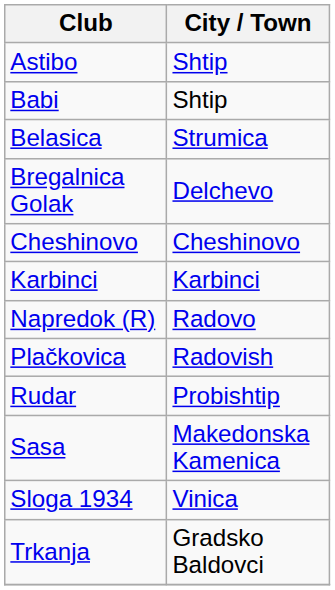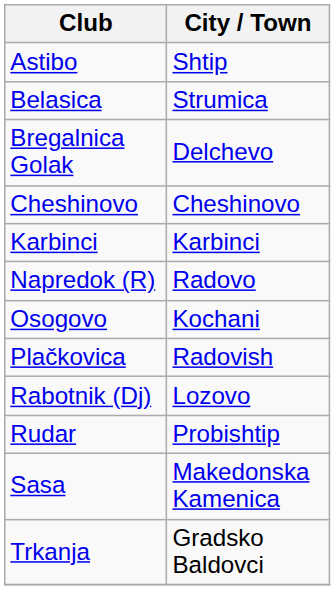- row: (35, 100)
+ row: (59, 319)
+ row: (81, 395)
- row: (71, 499)
